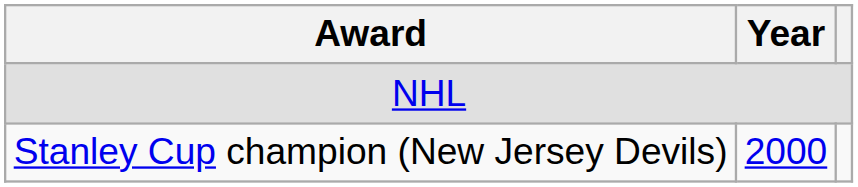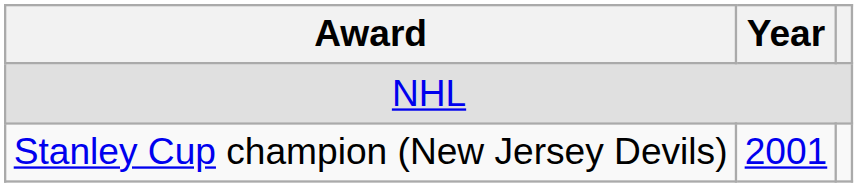(786, 151) 2000 -> (786, 151) 2001
